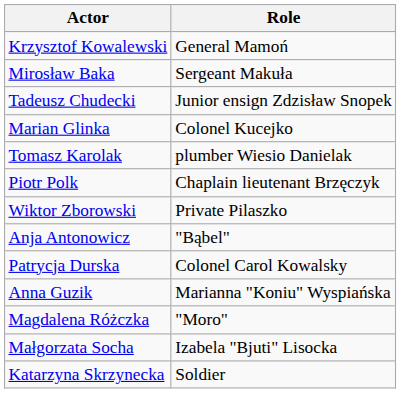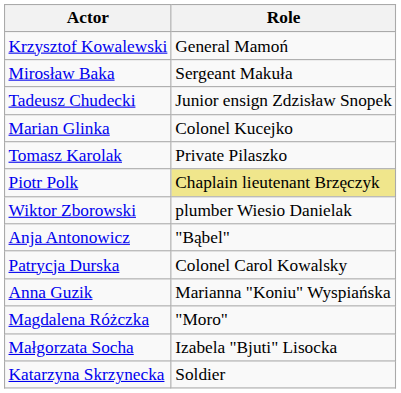(264, 155) plumber Wiesio Danielak -> (231, 155) Private Pilaszko
(278, 182) no background -> (278, 182) khaki background
(231, 210) Private Pilaszko -> (264, 210) plumber Wiesio Danielak
